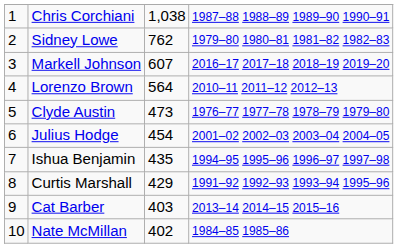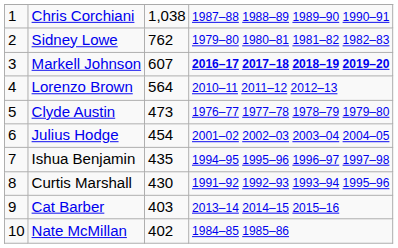(291, 64) normal -> (291, 64) bold
(161, 183) 429 -> (161, 183) 430
